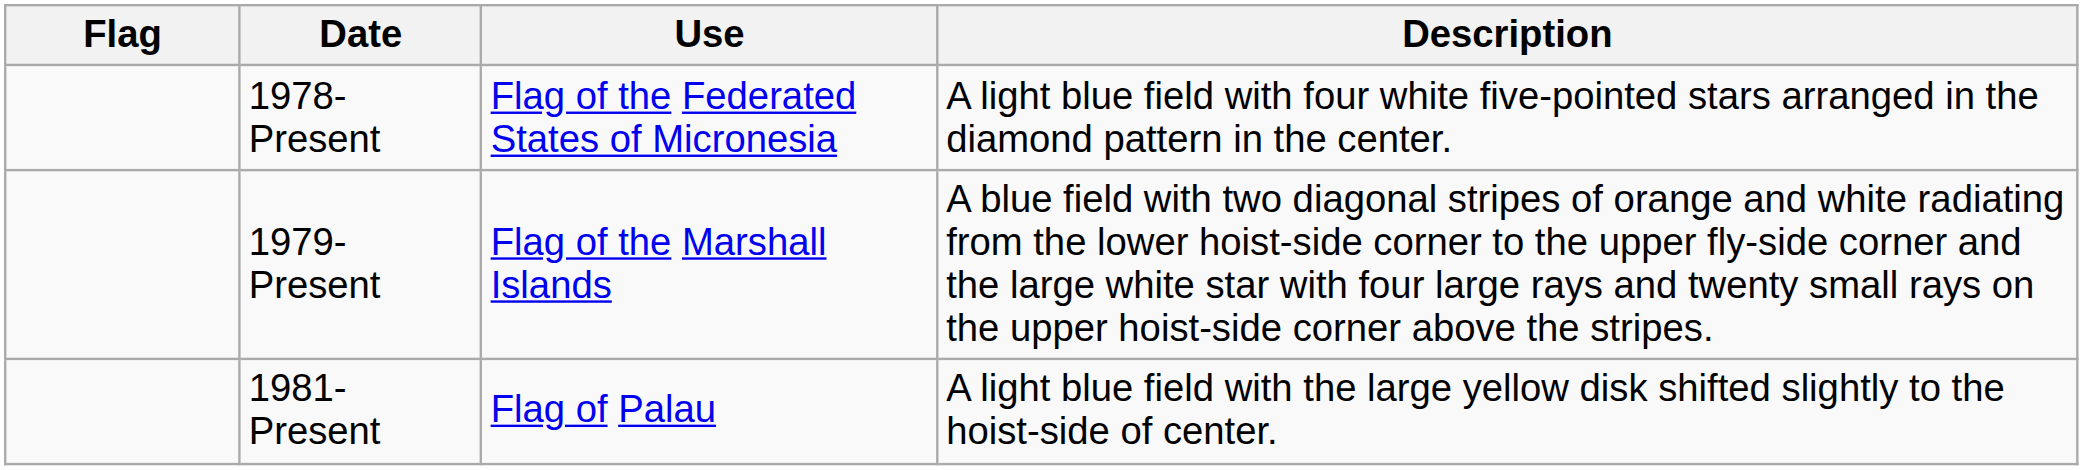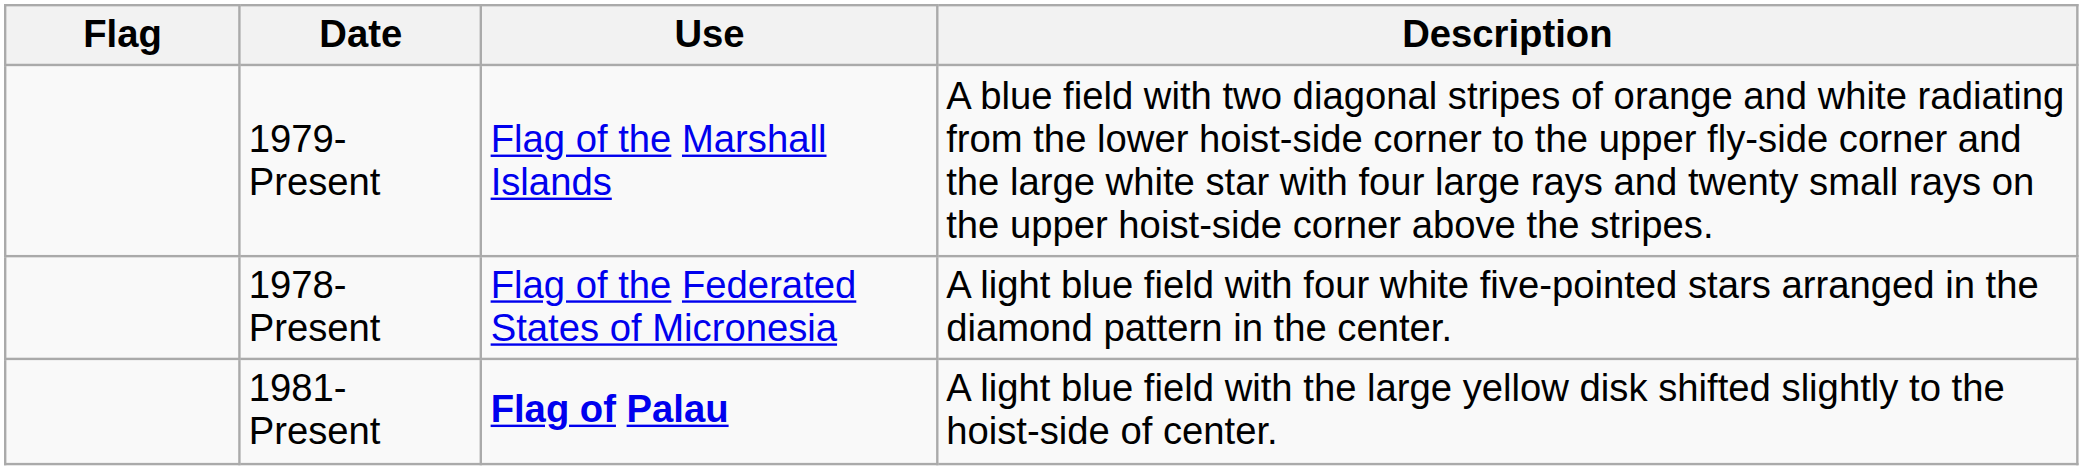rows swapped: (315, 116) <-> (315, 263)
(603, 410) normal -> (610, 410) bold
